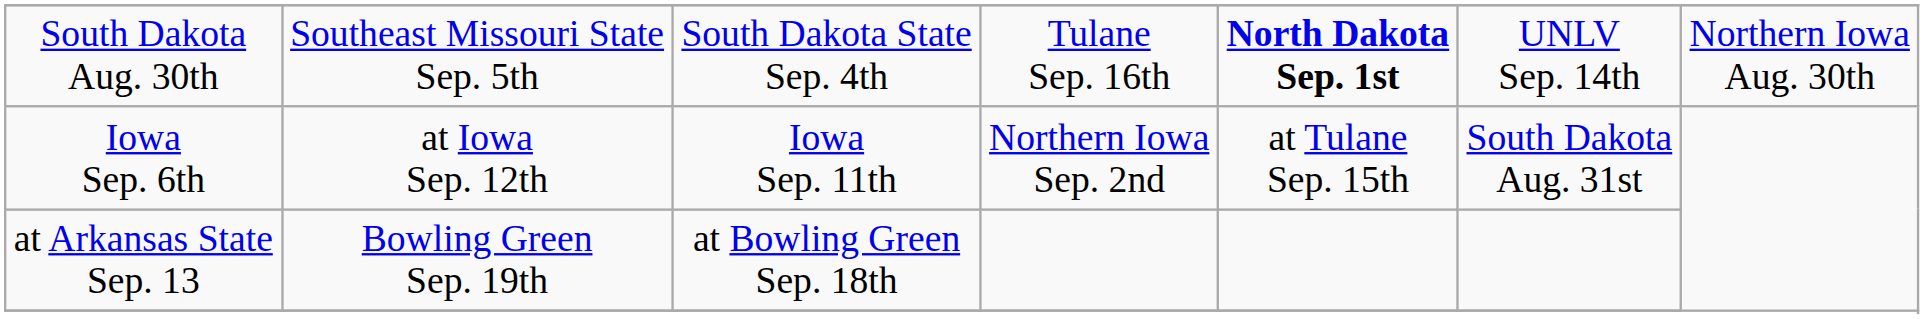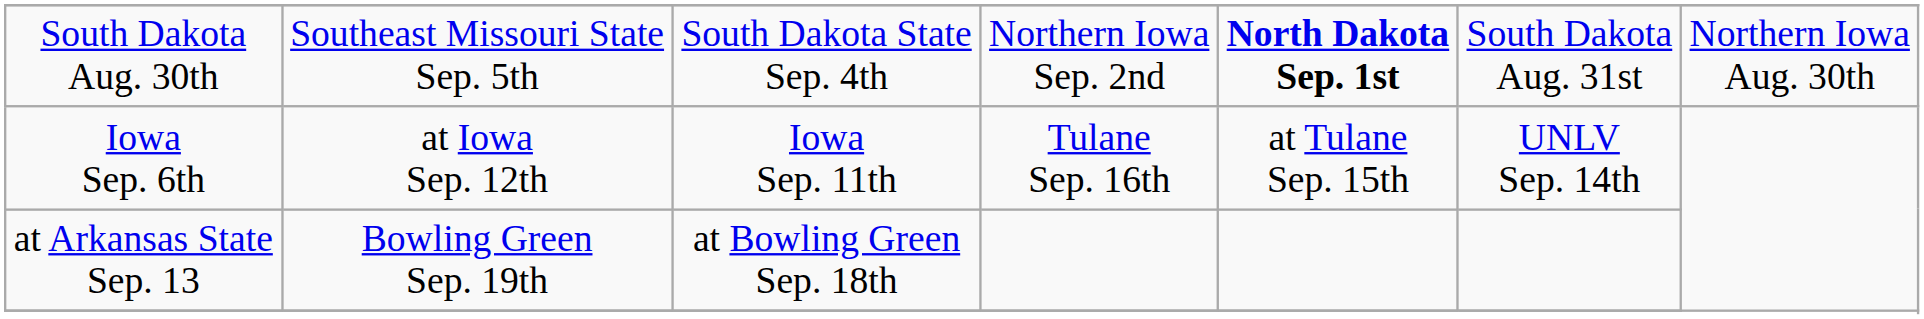(1099, 55) Tulane Sep. 16th -> (1099, 55) Northern Iowa Sep. 2nd
(1569, 55) UNLV Sep. 14th -> (1569, 55) South Dakota Aug. 31st
(1099, 157) Northern Iowa Sep. 2nd -> (1099, 157) Tulane Sep. 16th
(1569, 157) South Dakota Aug. 31st -> (1569, 157) UNLV Sep. 14th
